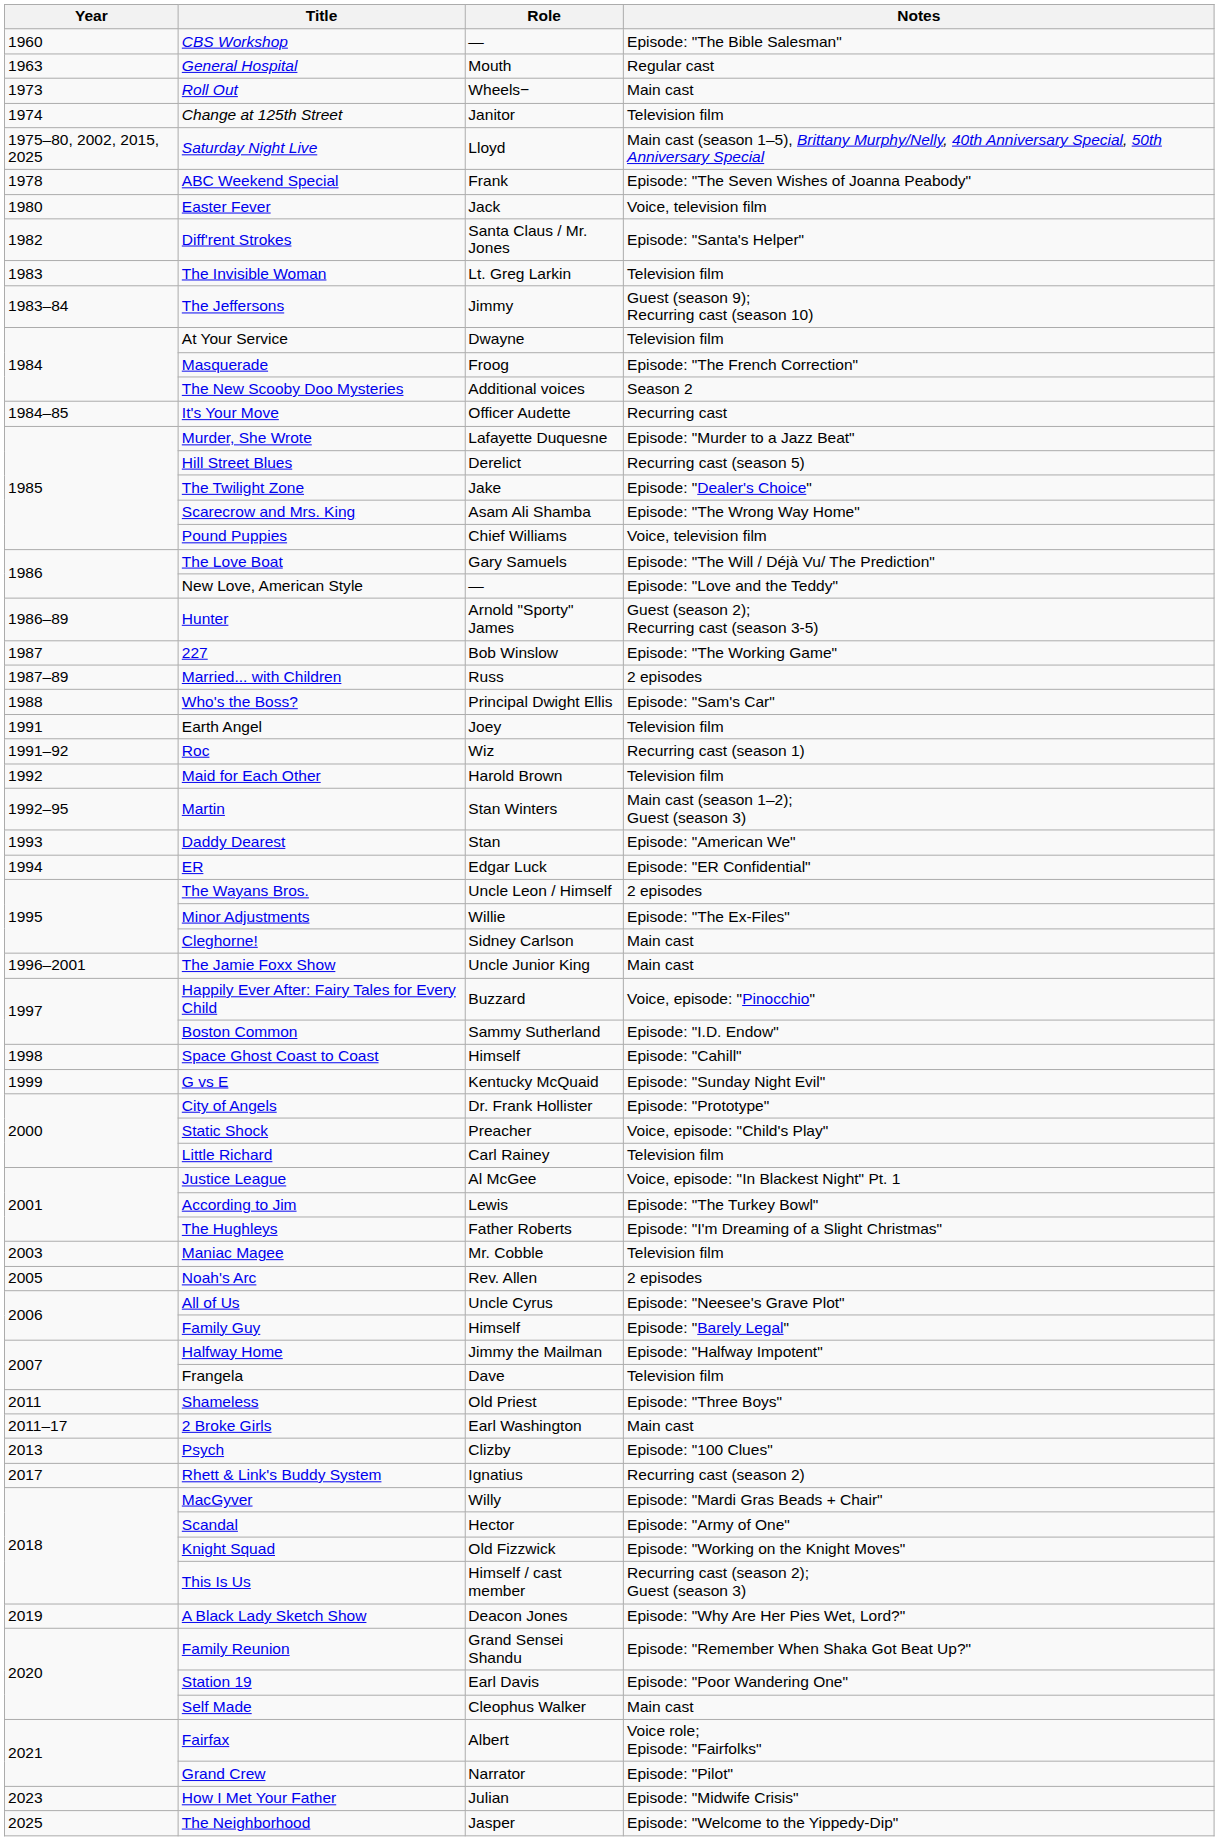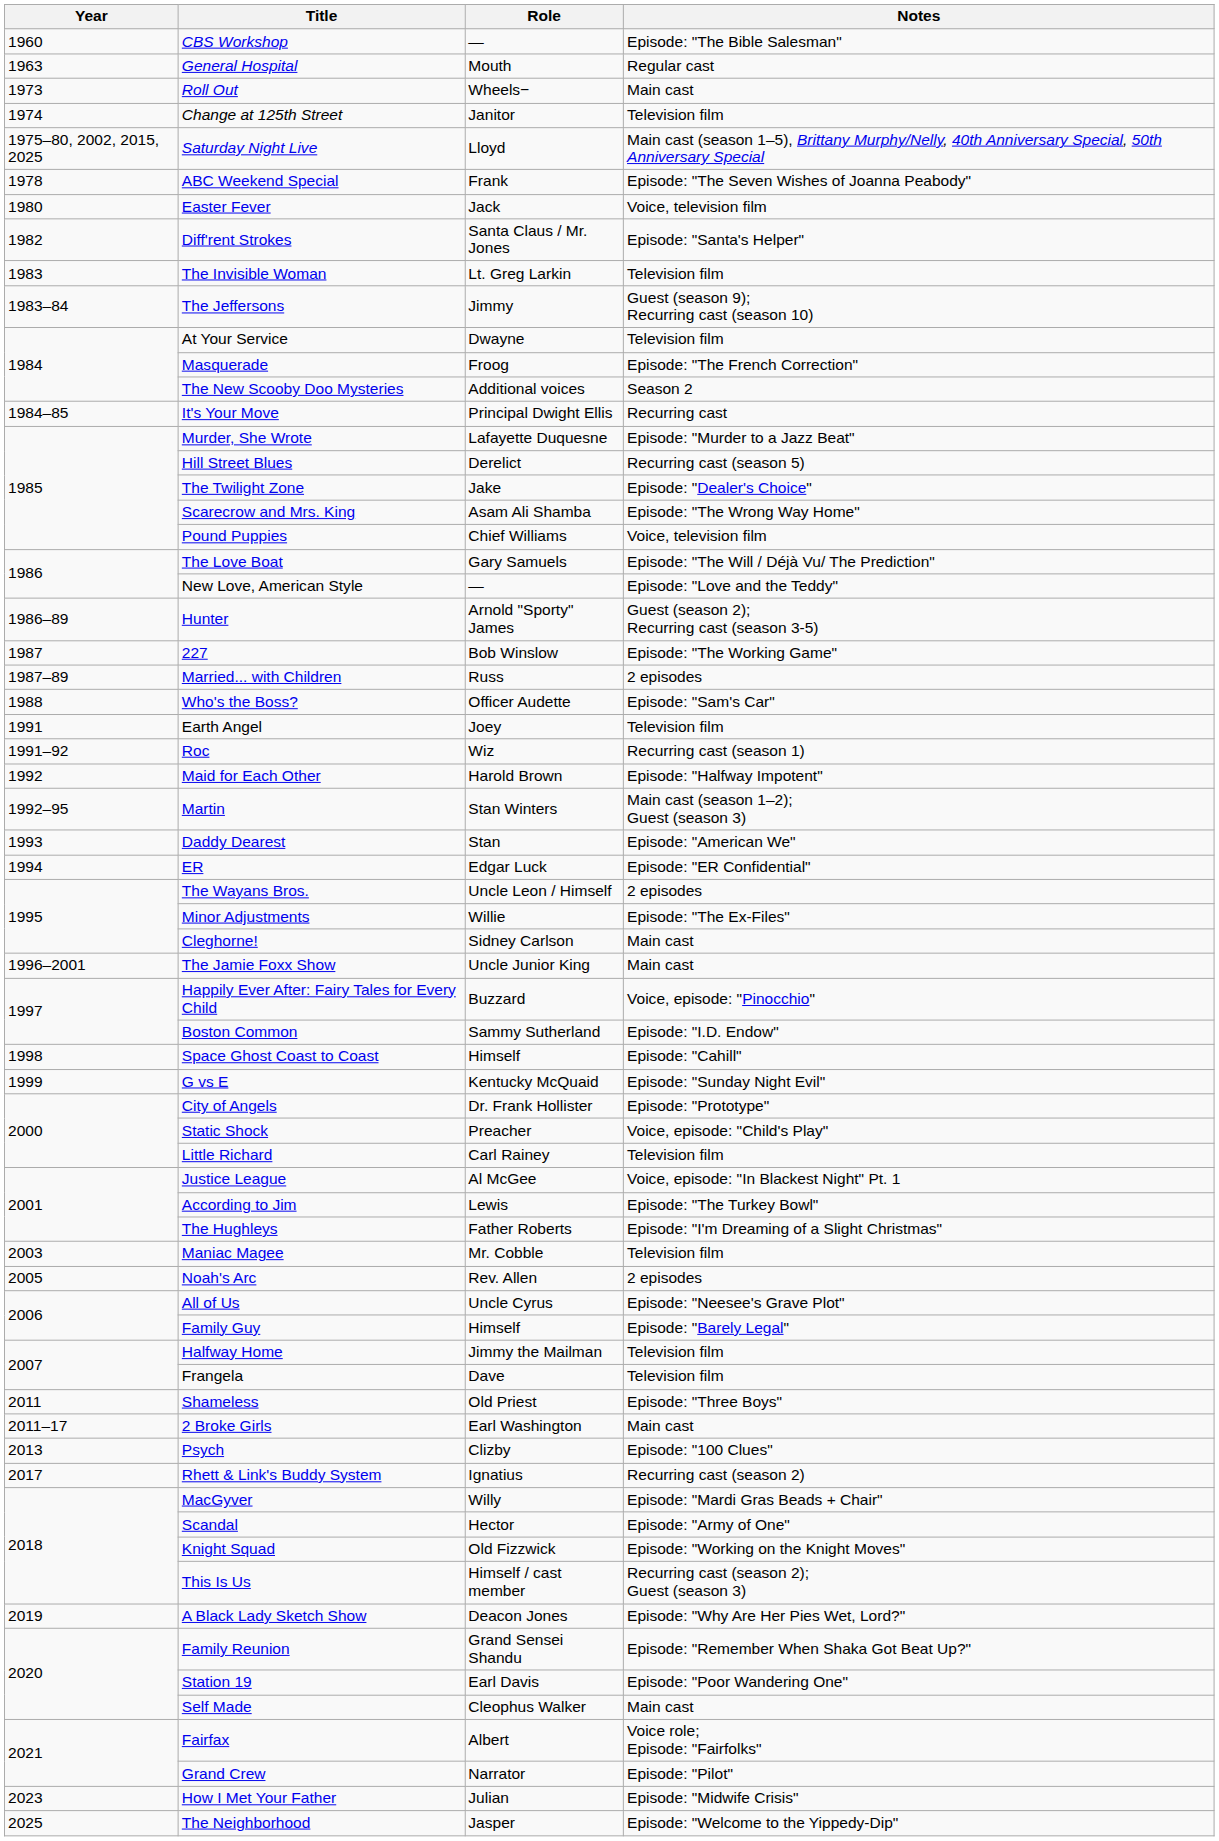(520, 413) Officer Audette -> (540, 413) Principal Dwight Ellis
(540, 701) Principal Dwight Ellis -> (520, 701) Officer Audette
(675, 775) Television film -> (725, 775) Episode: "Halfway Impotent"
(725, 1352) Episode: "Halfway Impotent" -> (675, 1352) Television film
